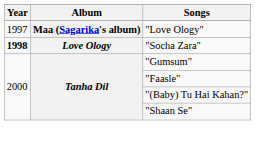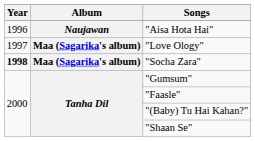+ row: (179, 29)
(87, 45) Love Ology -> (87, 62) Maa (Sagarika's album)
